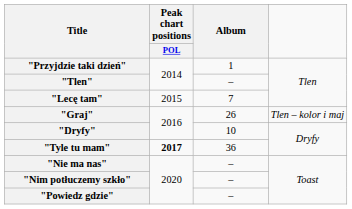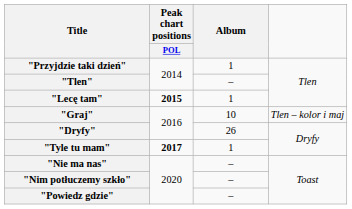(172, 98) normal -> (172, 98) bold
(231, 98) 7 -> (231, 98) 1
(231, 114) 26 -> (231, 114) 10
(231, 131) 10 -> (231, 131) 26
(231, 147) 36 -> (231, 147) 1
